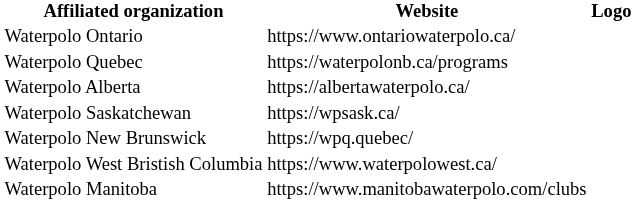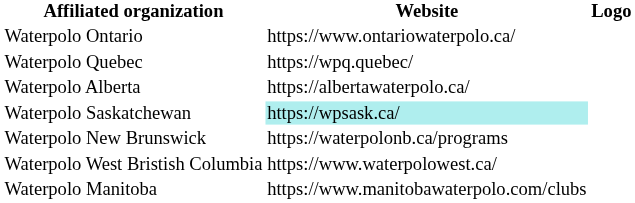(388, 61) https://waterpolonb.ca/programs -> (340, 61) https://wpq.quebec/
(333, 112) no background -> (333, 112) paleturquoise background
(340, 138) https://wpq.quebec/ -> (388, 138) https://waterpolonb.ca/programs
